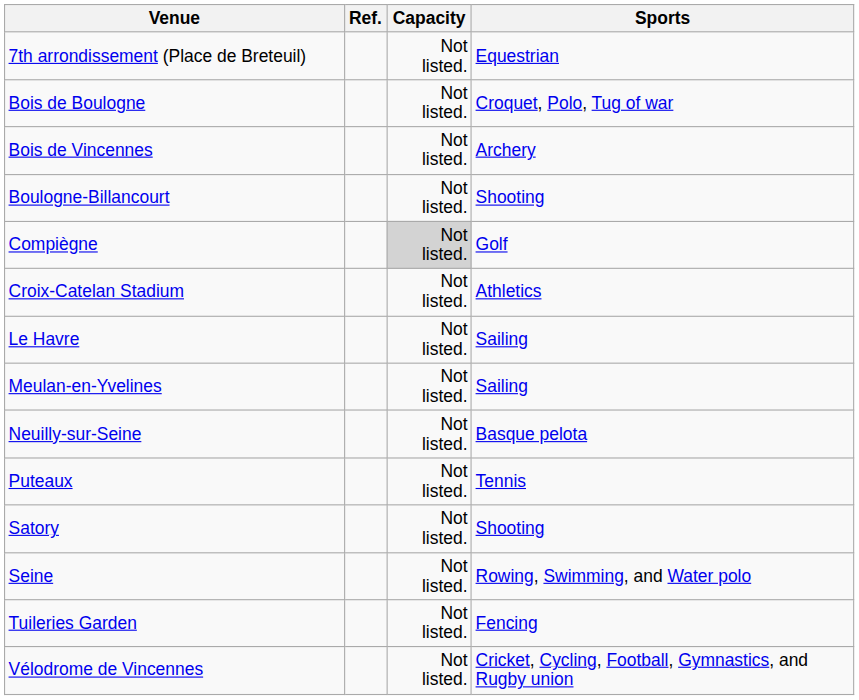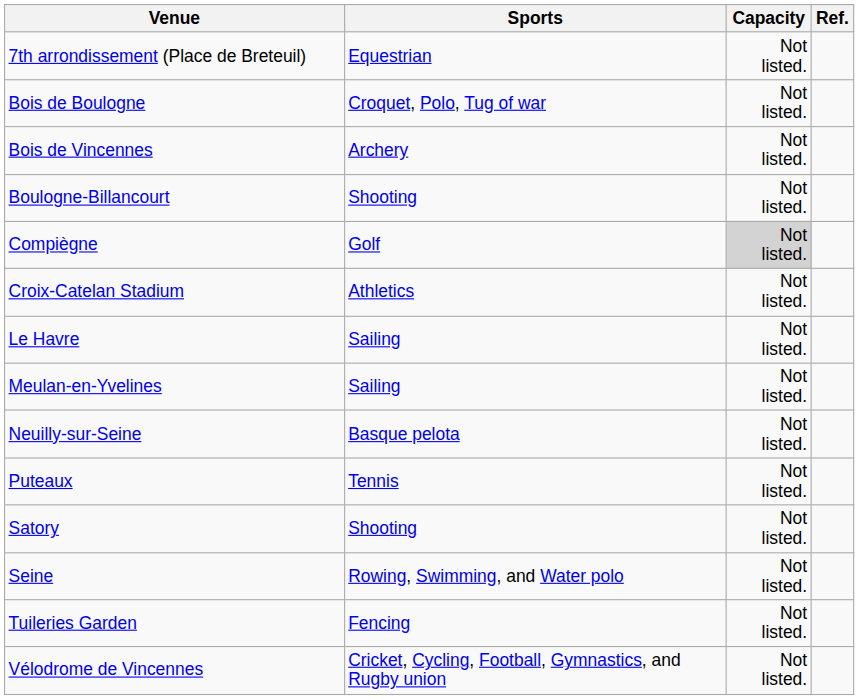columns swapped: (663, 18) <-> (365, 18)
